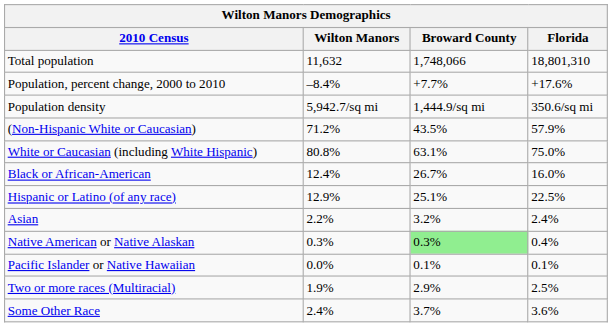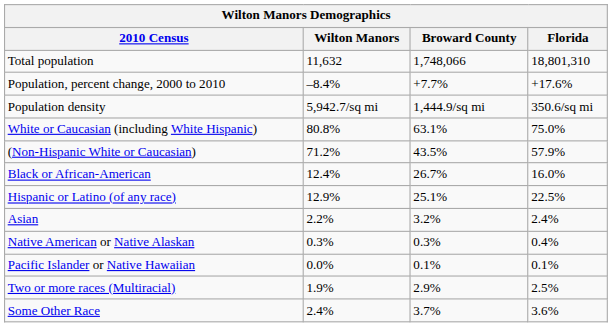rows swapped: (132, 151) <-> (102, 129)
(427, 242) lightgreen background -> (427, 242) no background
